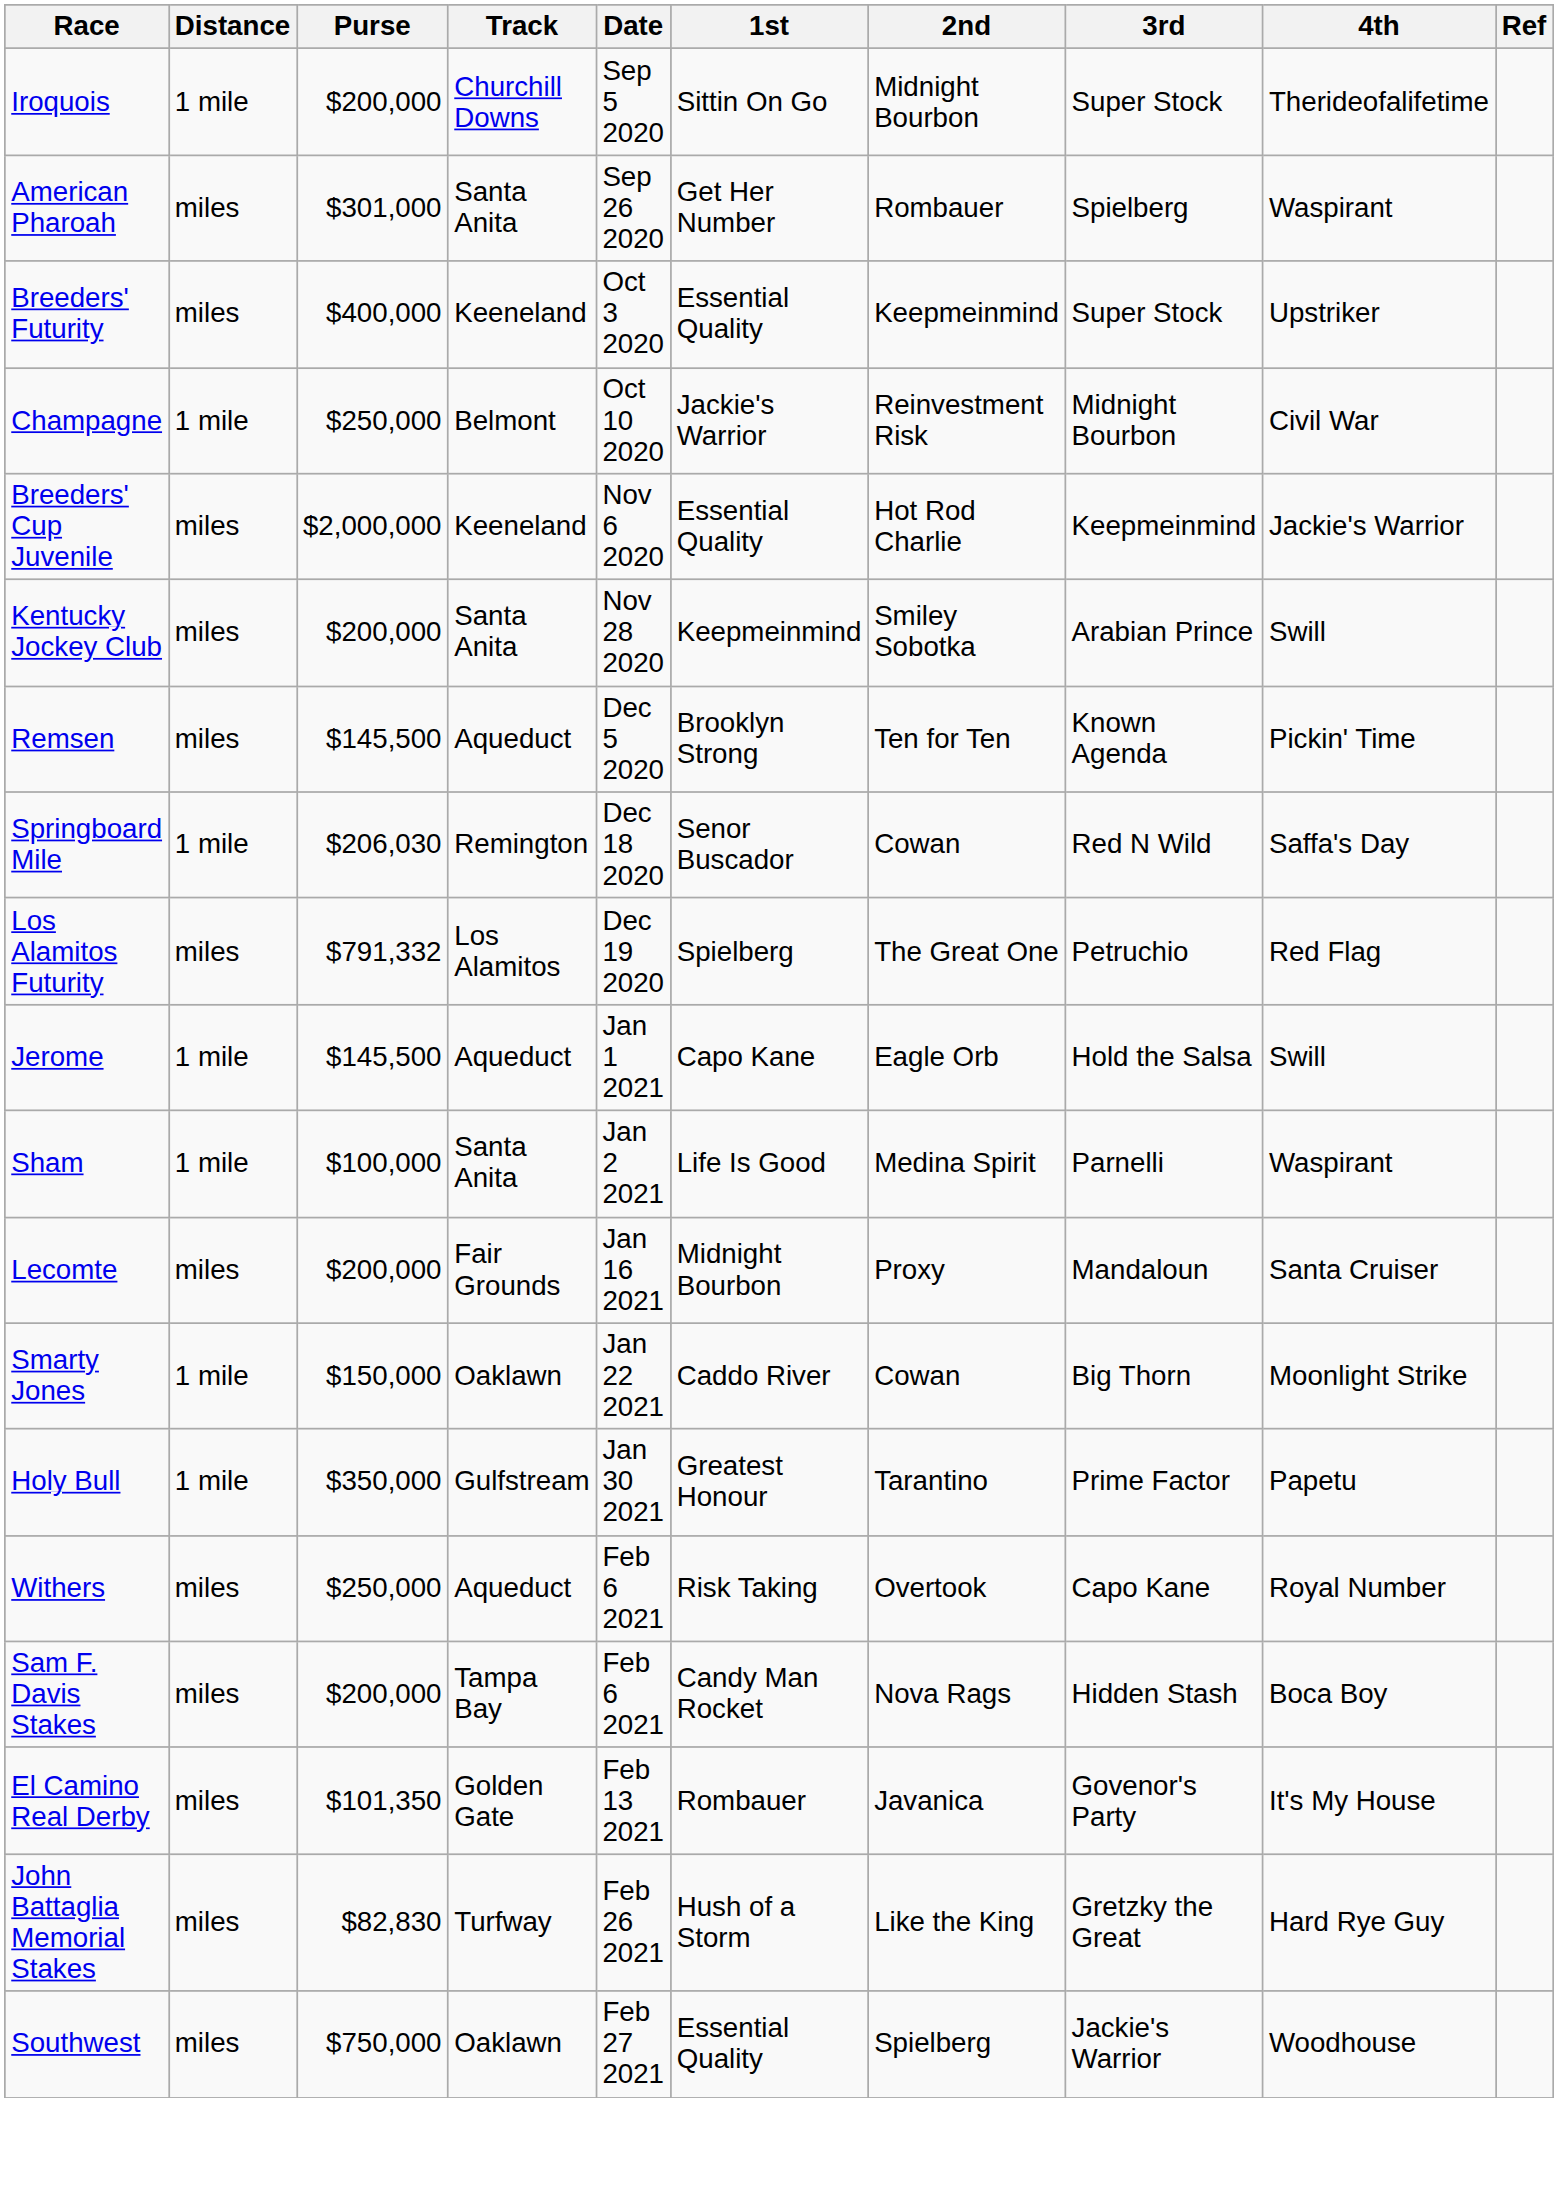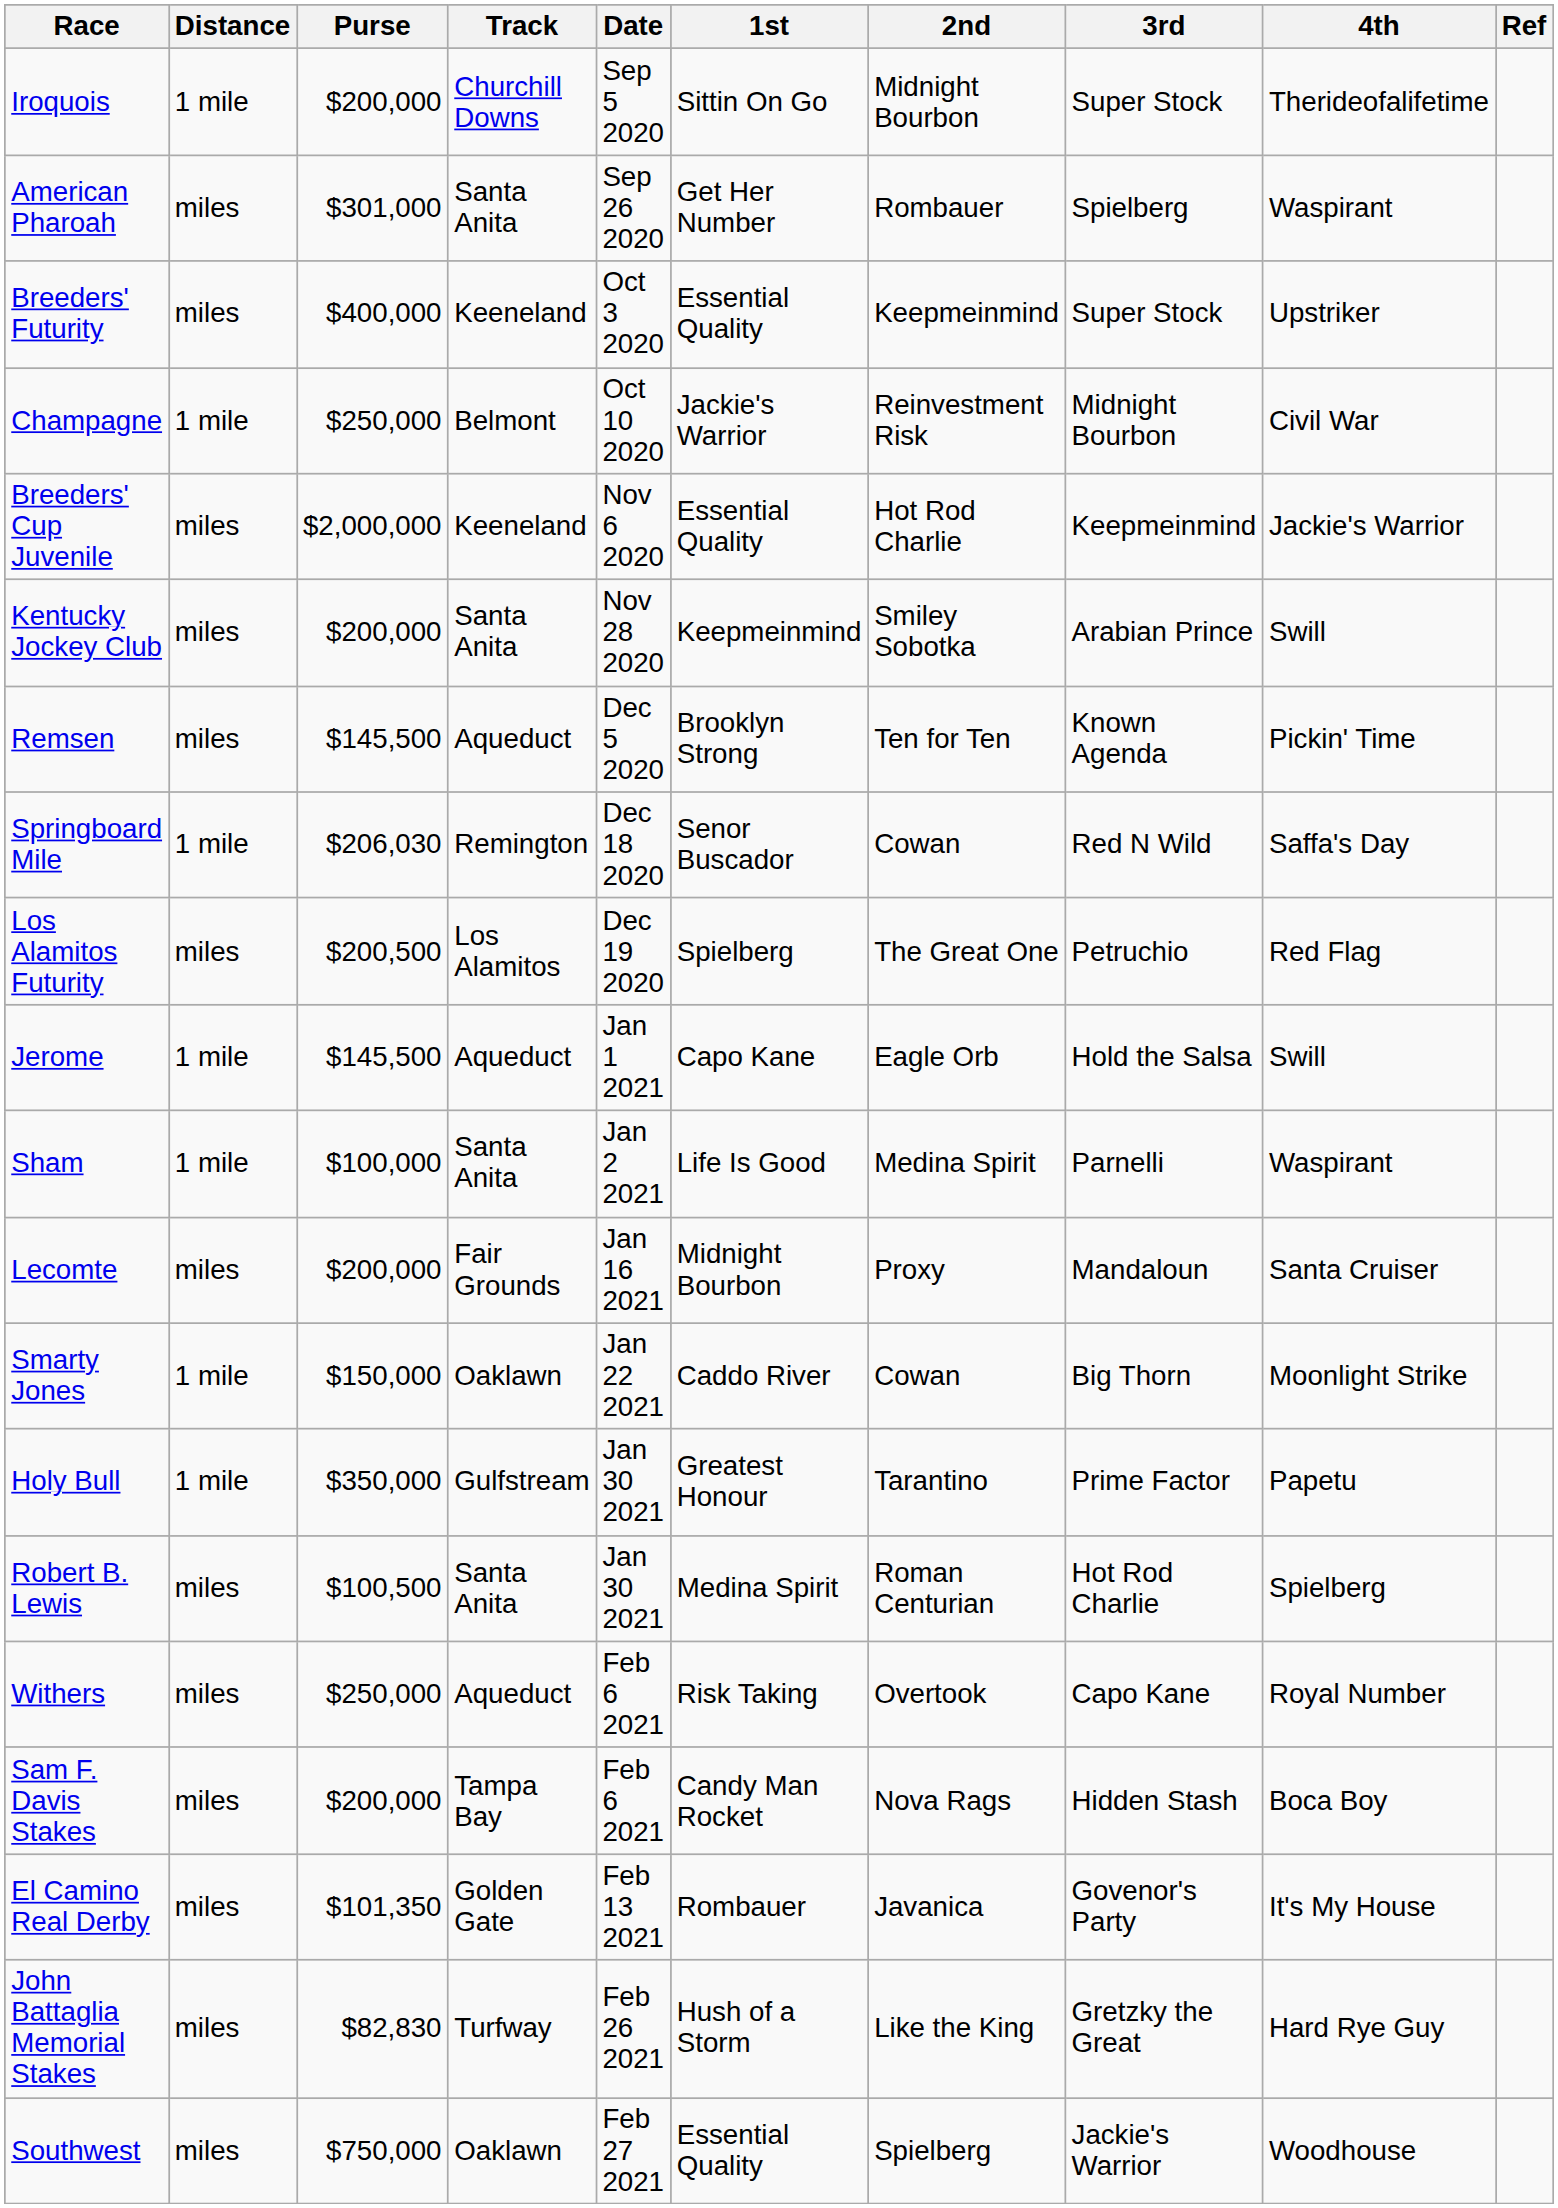(384, 950) $791,332 -> (384, 950) $200,500
+ row: (70, 1587)
